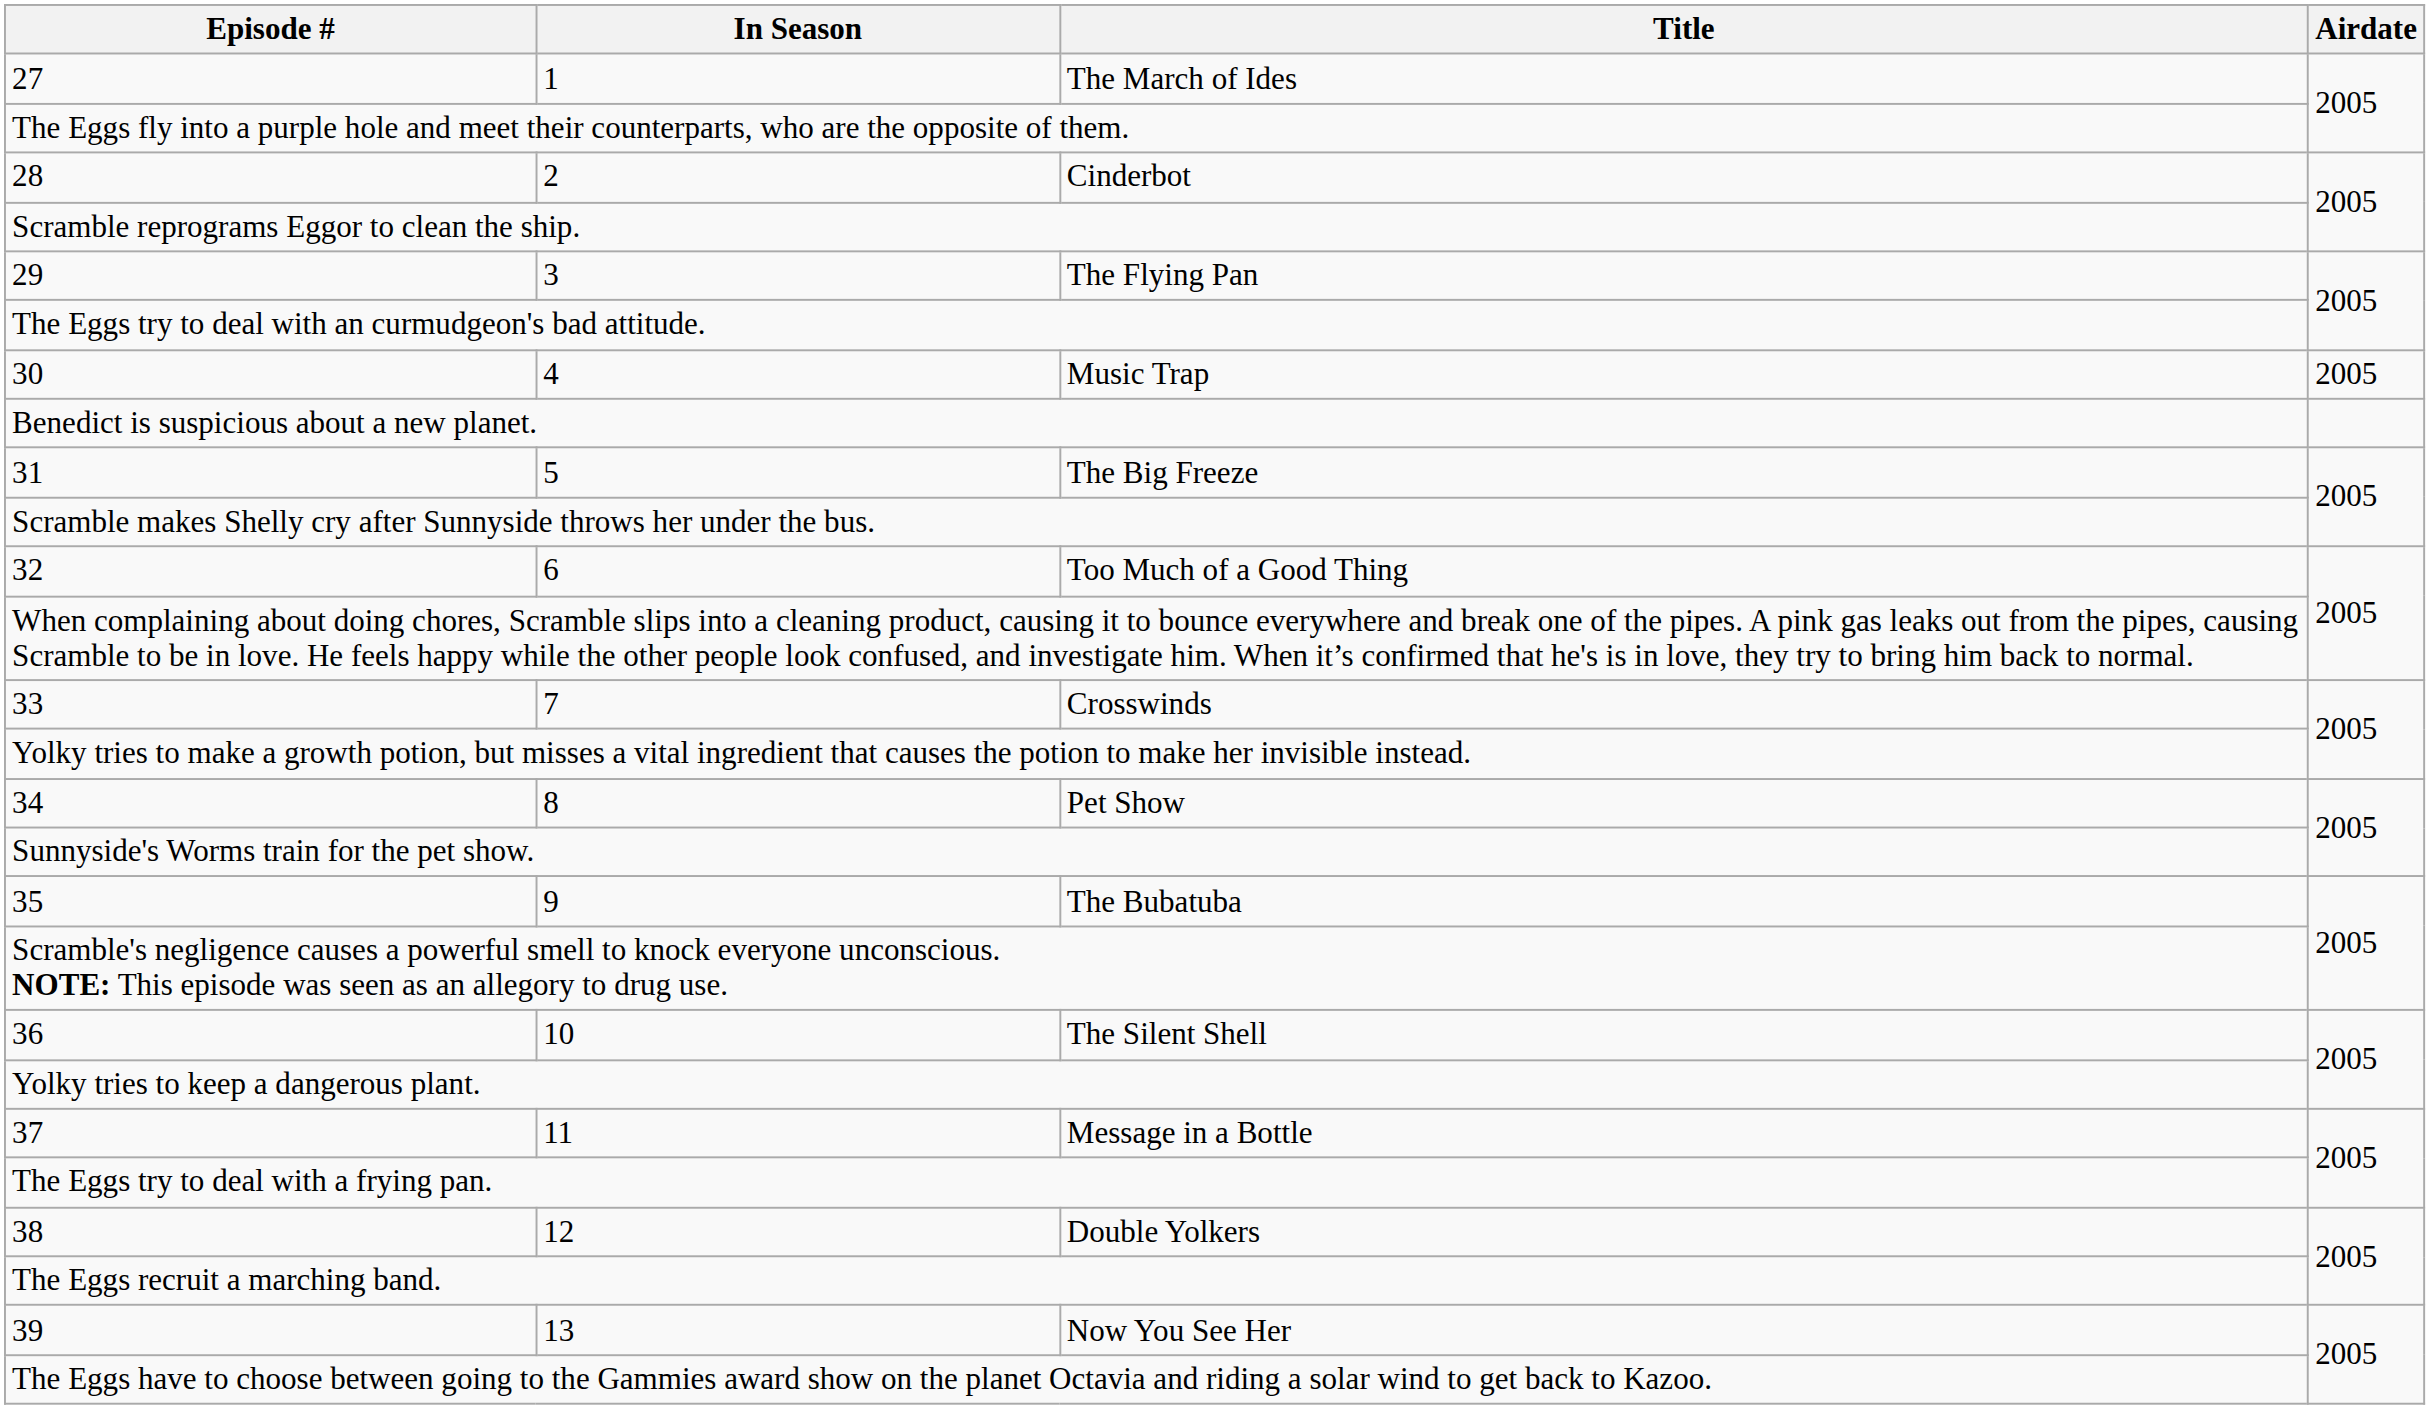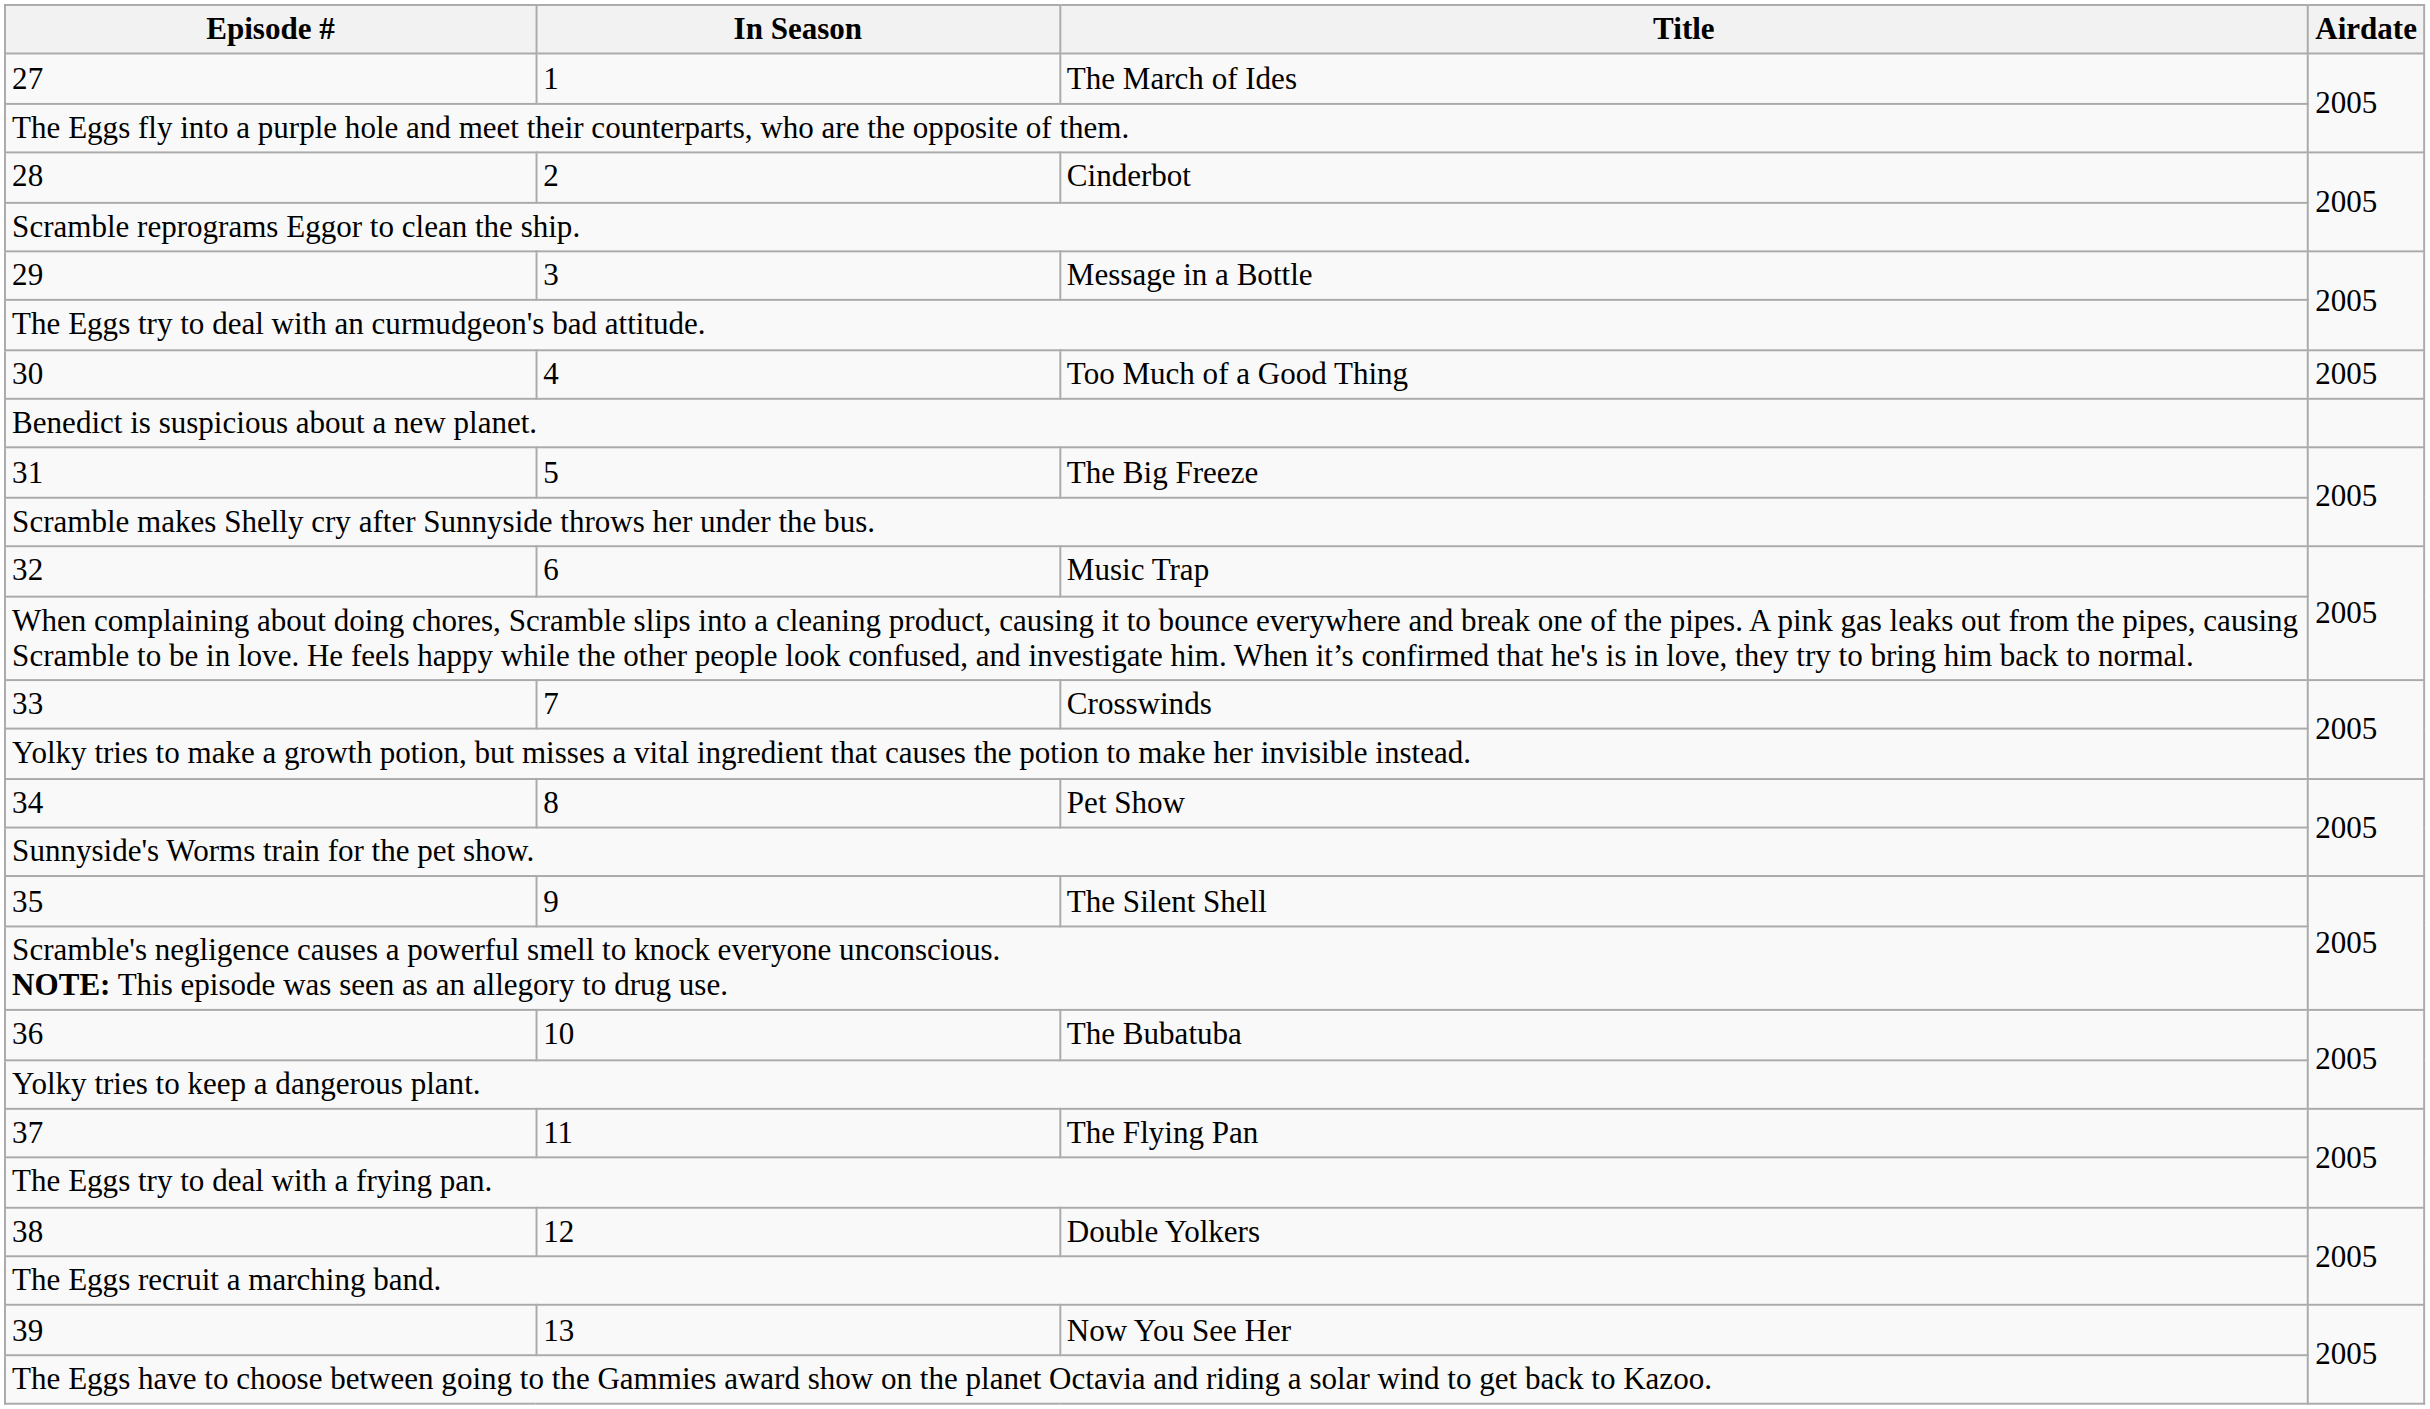(1163, 275) The Flying Pan -> (1190, 275) Message in a Bottle
(1138, 373) Music Trap -> (1237, 373) Too Much of a Good Thing
(1237, 570) Too Much of a Good Thing -> (1138, 570) Music Trap
(1154, 900) The Bubatuba -> (1167, 900) The Silent Shell
(1167, 1034) The Silent Shell -> (1154, 1034) The Bubatuba
(1190, 1132) Message in a Bottle -> (1163, 1132) The Flying Pan
